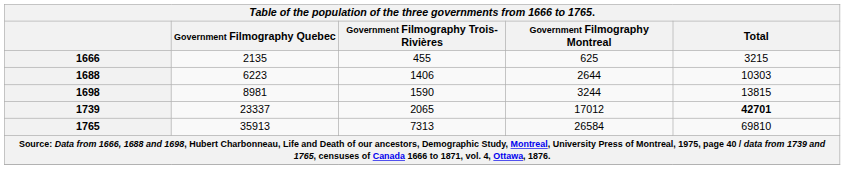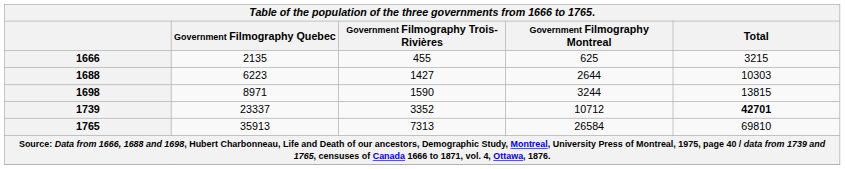(422, 76) 1406 -> (422, 76) 1427
(255, 93) 8981 -> (255, 93) 8971
(422, 110) 2065 -> (422, 110) 3352
(589, 110) 17012 -> (589, 110) 10712
